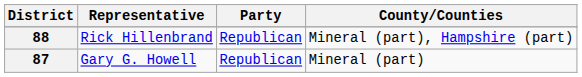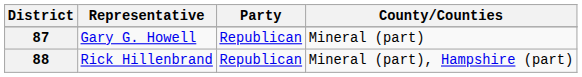rows swapped: (41, 61) <-> (41, 38)
